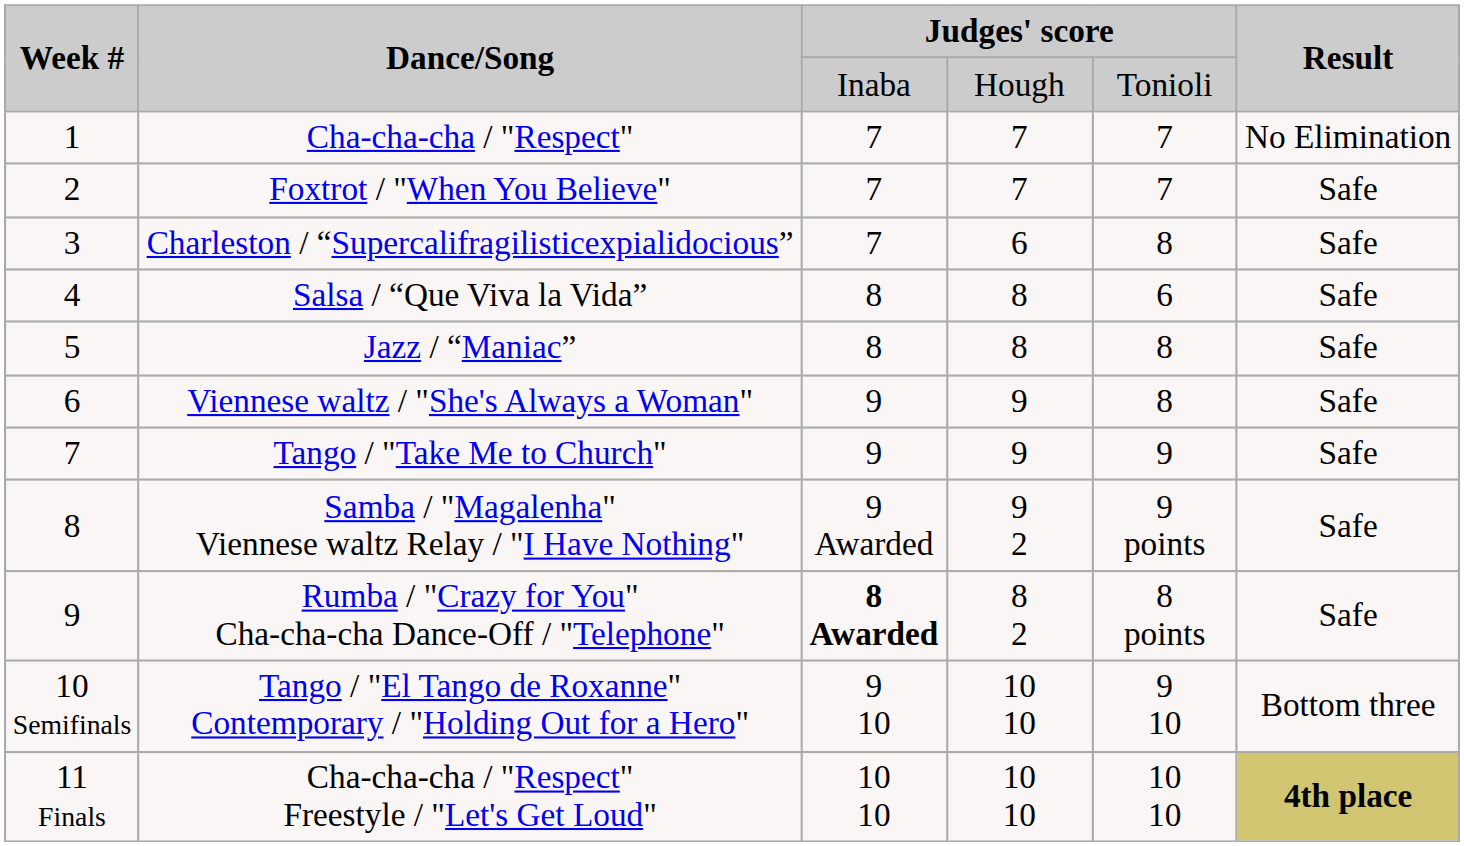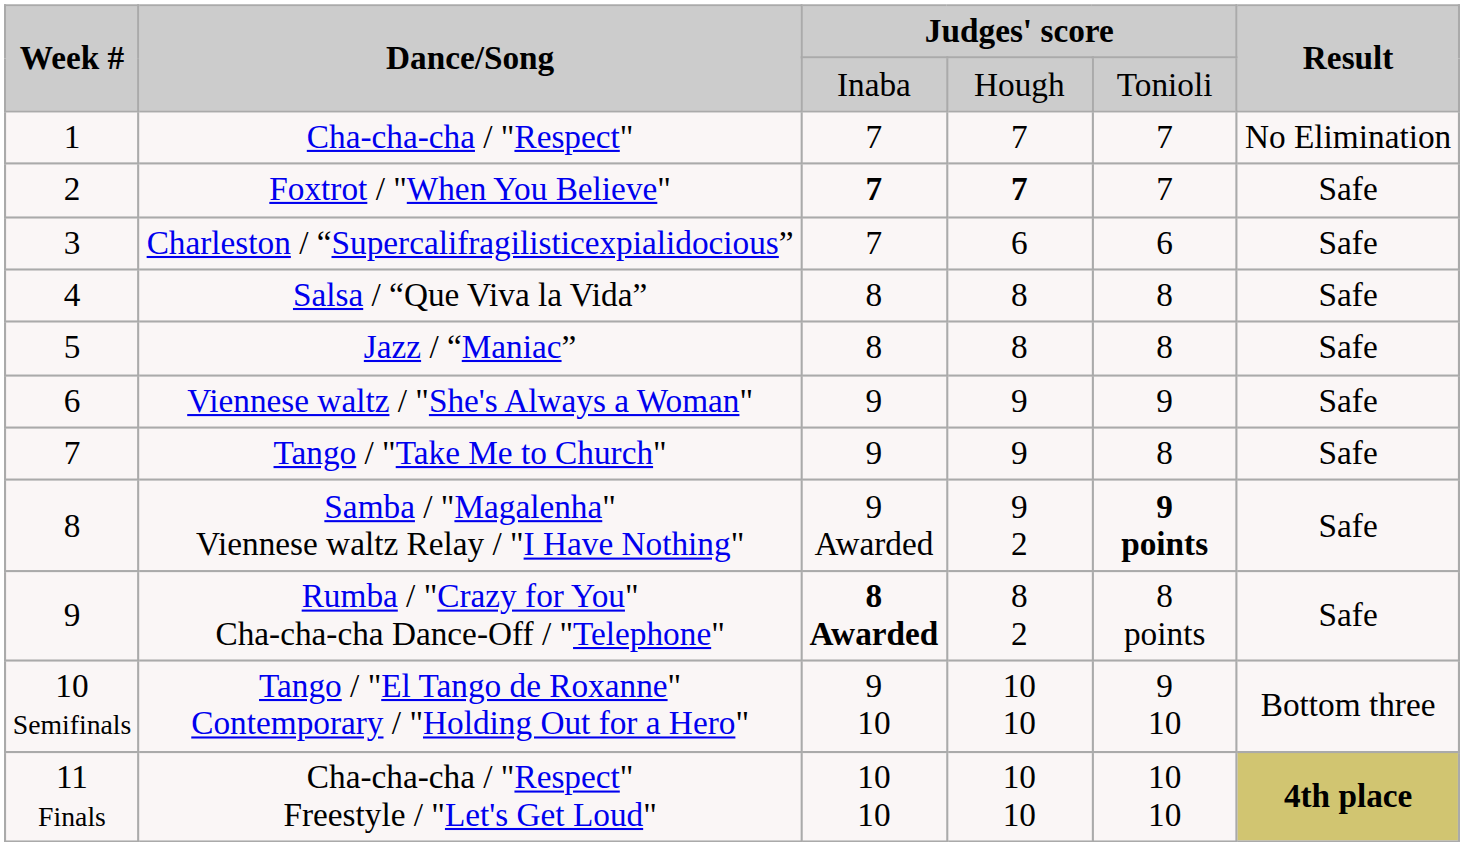(874, 189) normal -> (874, 189) bold
(1019, 189) normal -> (1019, 189) bold
(1165, 242) 8 -> (1165, 242) 6
(1165, 295) 6 -> (1165, 295) 8
(1165, 400) 8 -> (1165, 400) 9
(1165, 453) 9 -> (1165, 453) 8
(1165, 524) normal -> (1165, 524) bold
